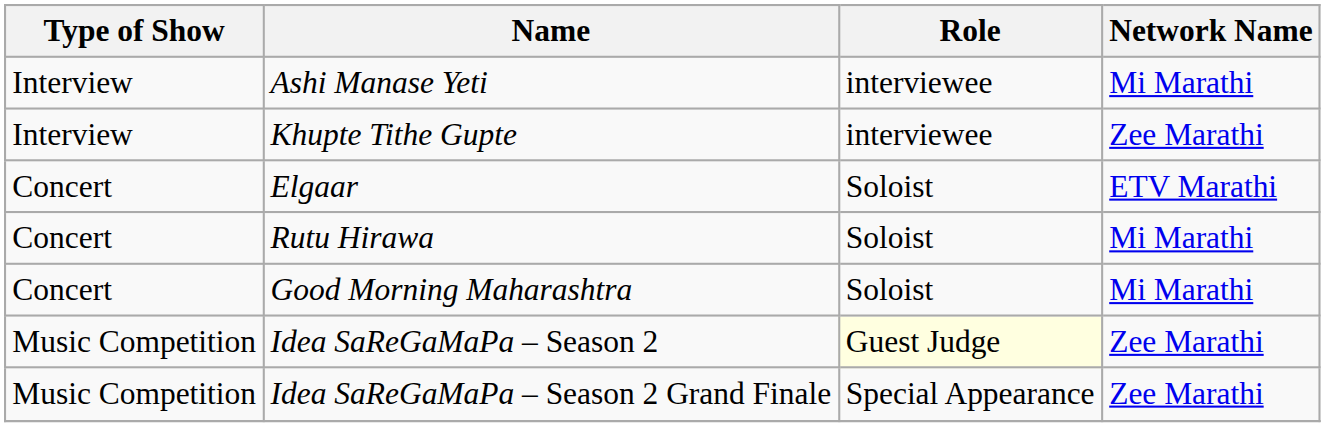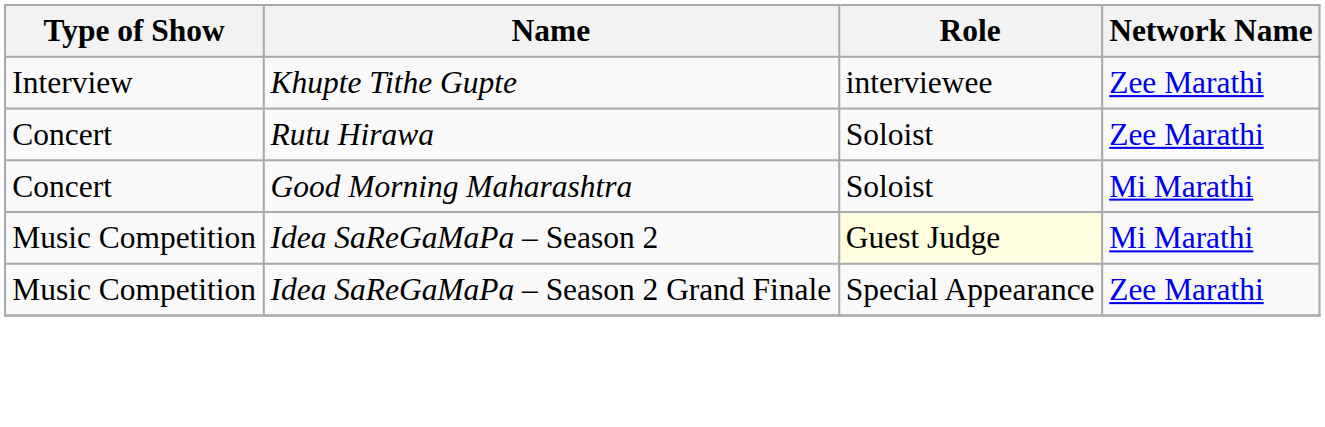- row: (379, 82)
- row: (314, 186)
(1181, 238) Mi Marathi -> (1186, 134) Zee Marathi
(1186, 341) Zee Marathi -> (1181, 238) Mi Marathi
